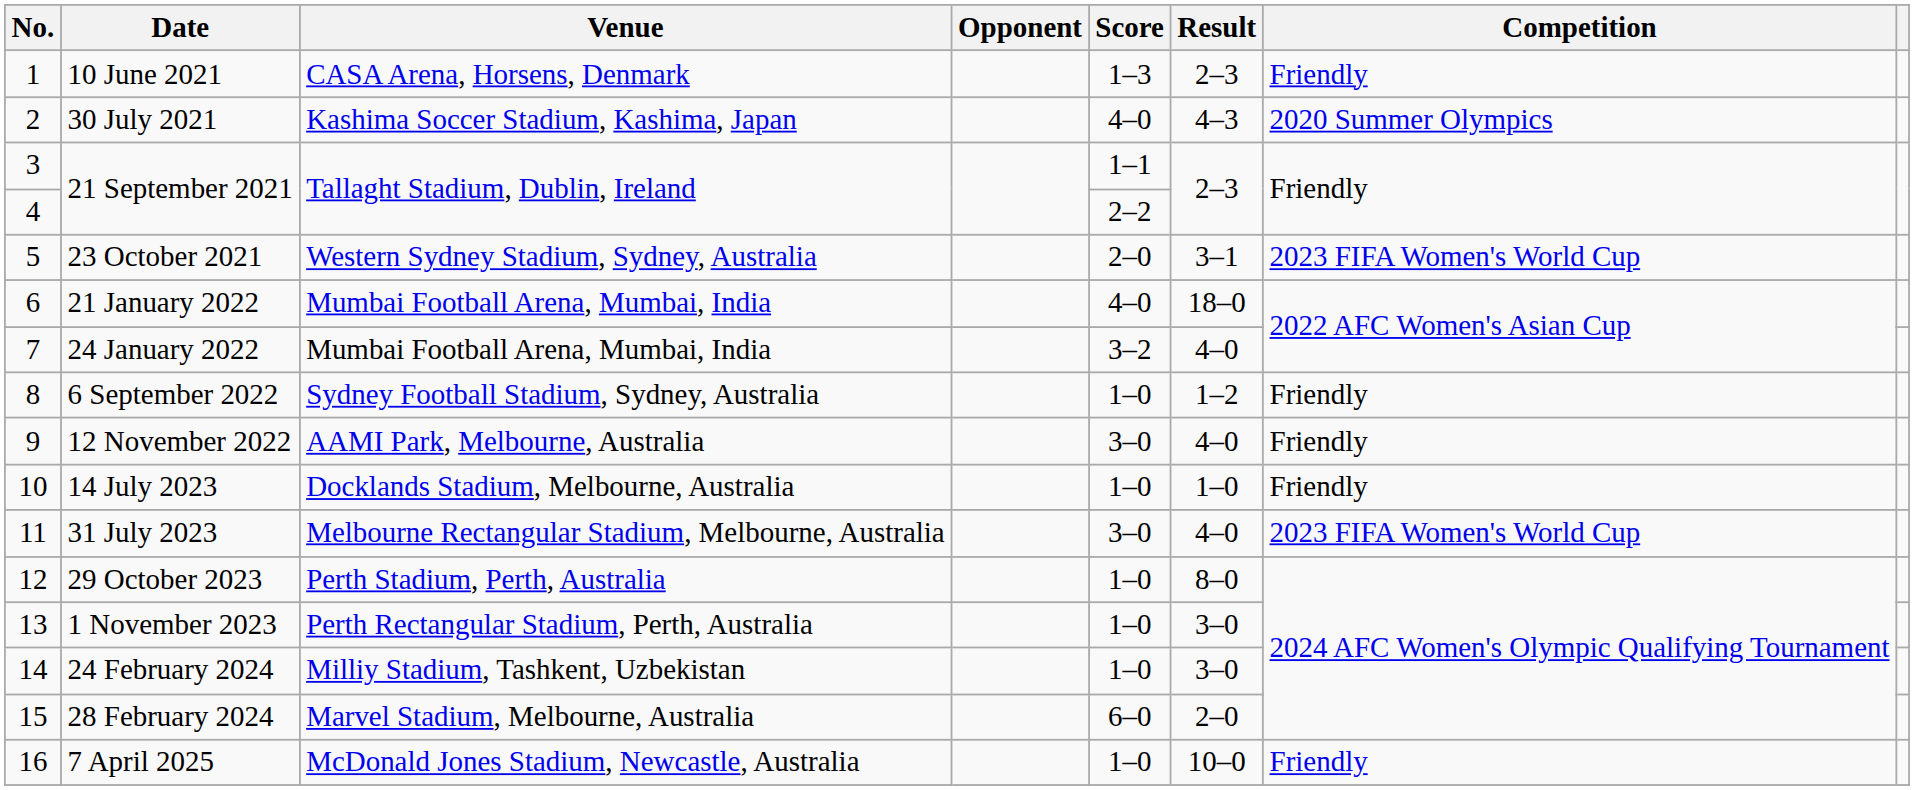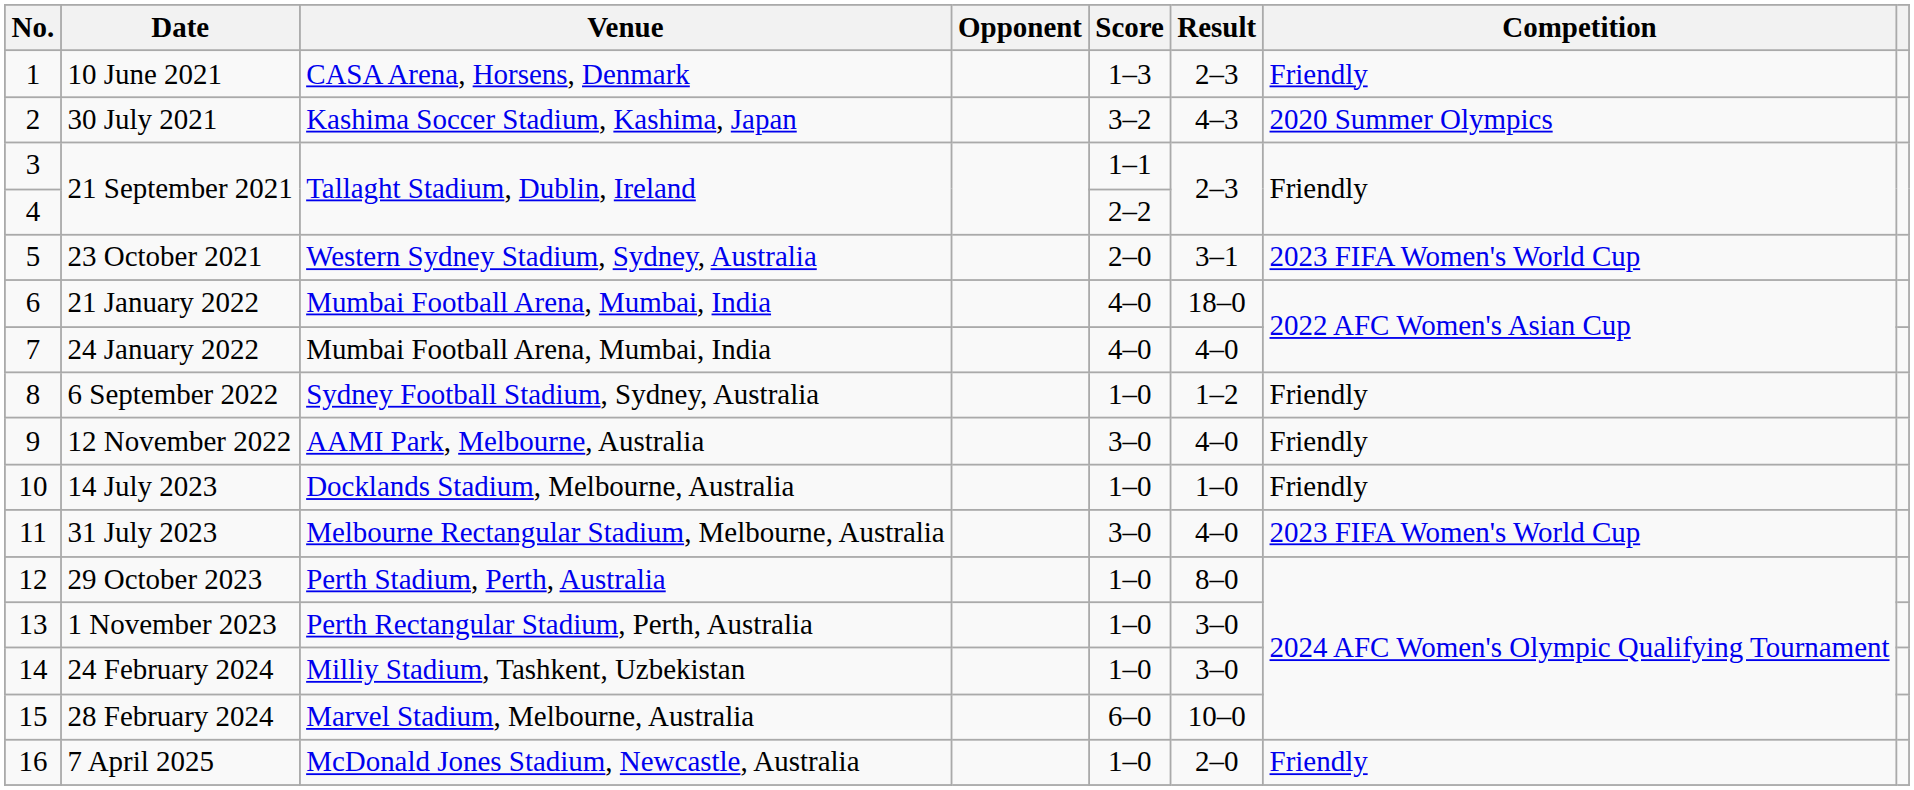(1130, 119) 4–0 -> (1130, 119) 3–2
(1130, 348) 3–2 -> (1130, 348) 4–0
(1217, 716) 2–0 -> (1217, 716) 10–0
(1217, 762) 10–0 -> (1217, 762) 2–0
